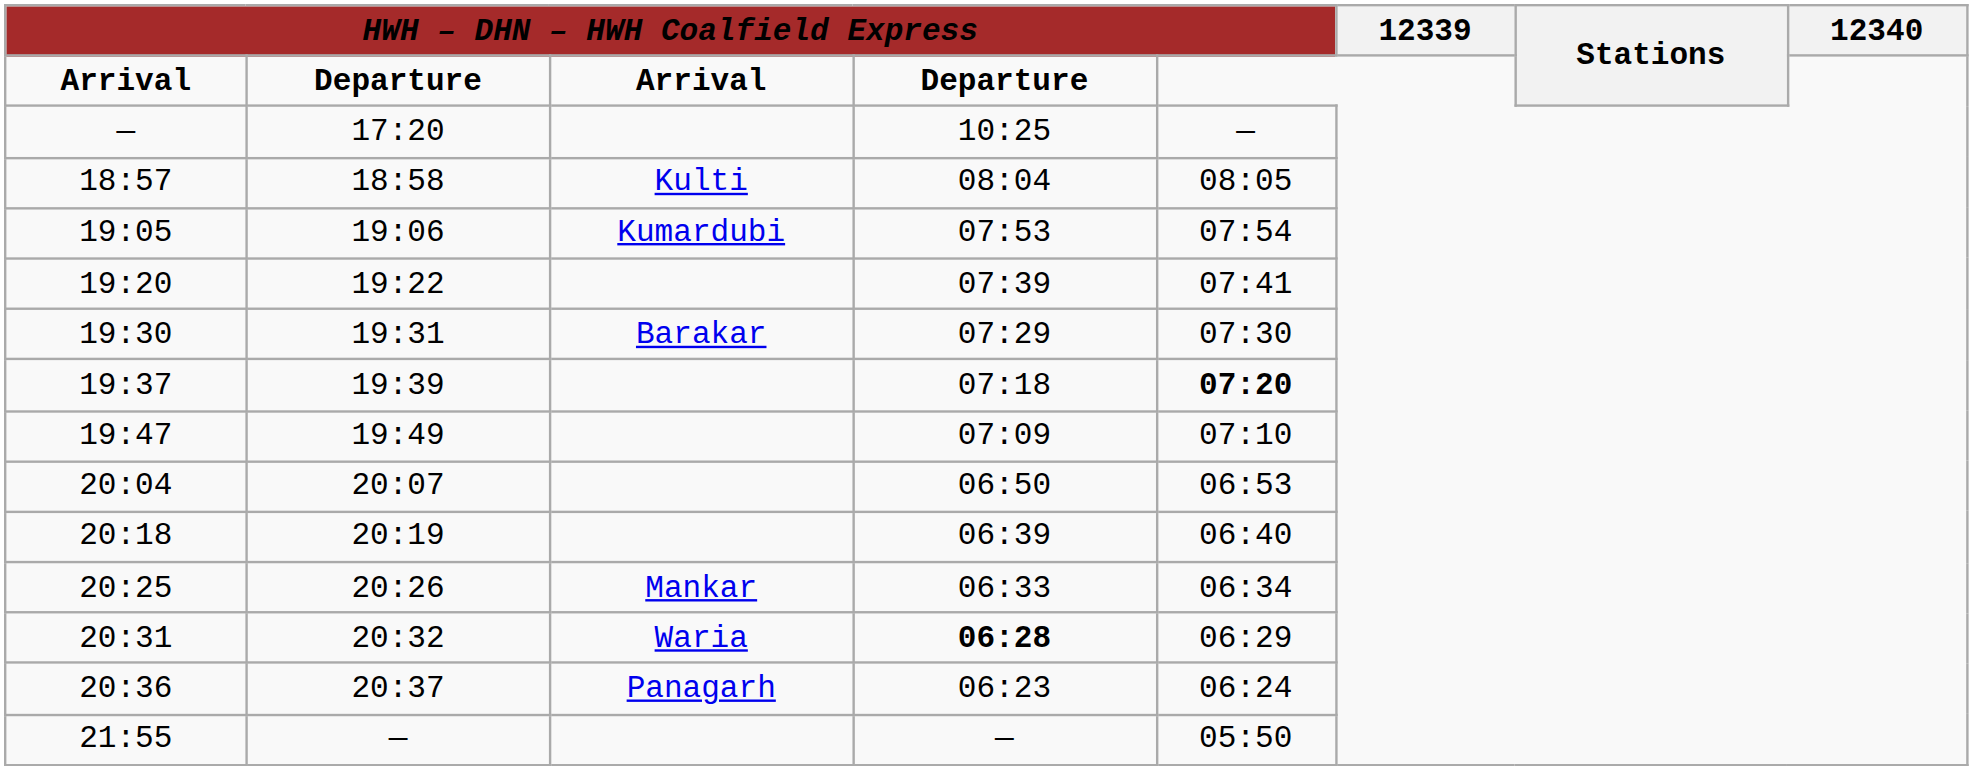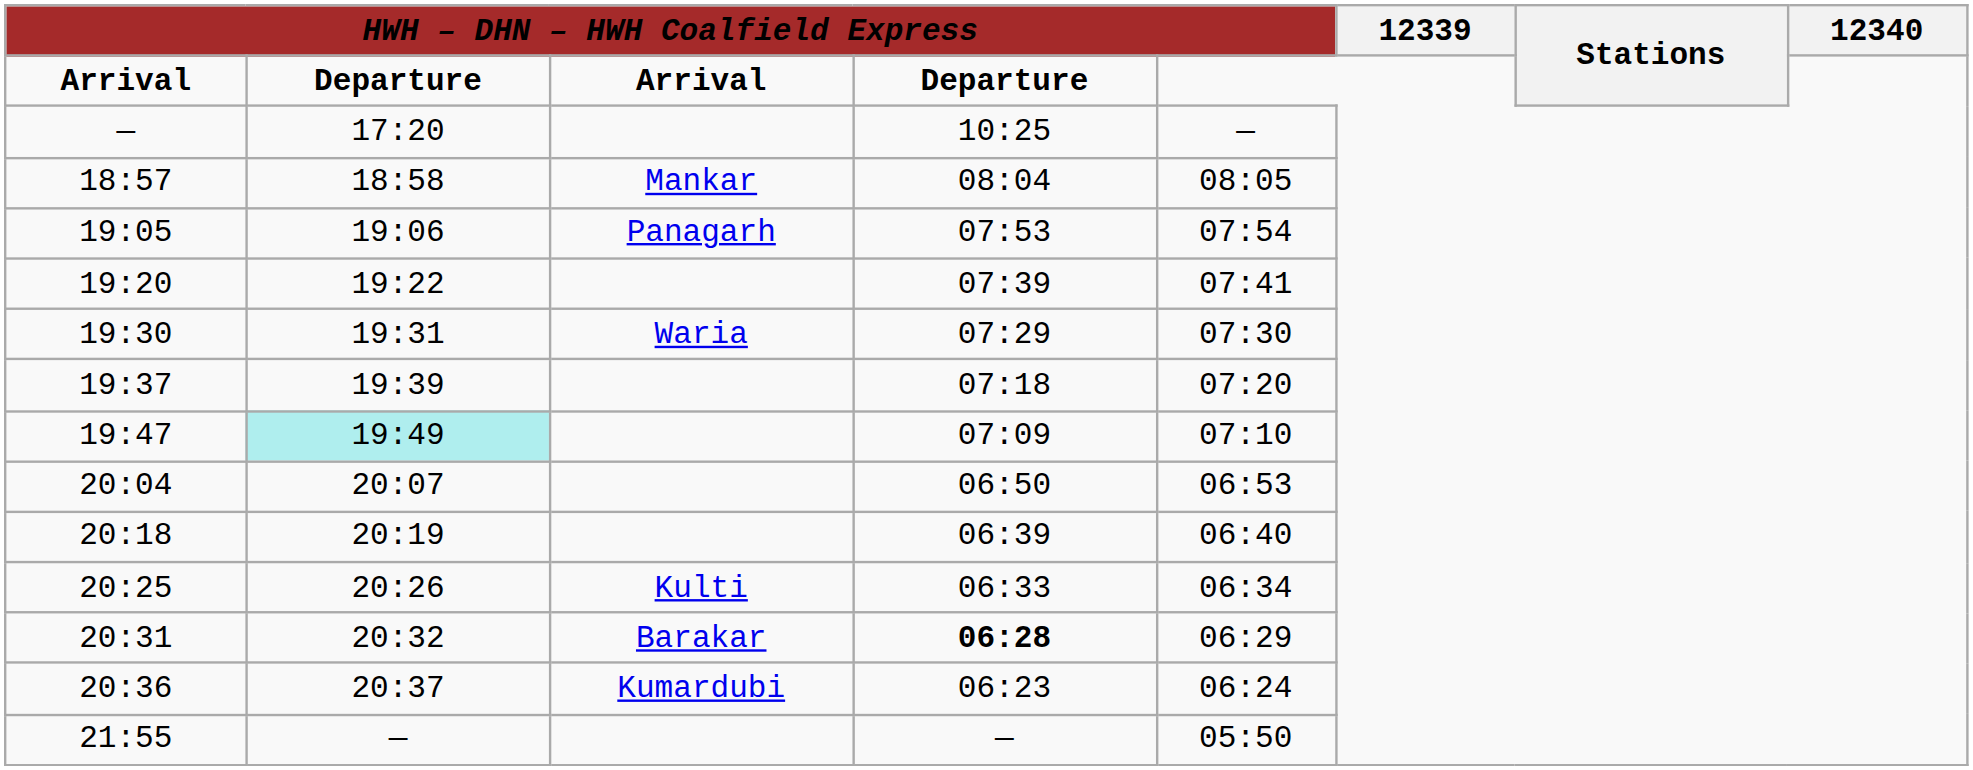(701, 182) Kulti -> (701, 182) Mankar
(701, 233) Kumardubi -> (701, 233) Panagarh
(701, 334) Barakar -> (701, 334) Waria
(1246, 385) bold -> (1246, 385) normal
(398, 436) no background -> (398, 436) paleturquoise background
(701, 588) Mankar -> (701, 588) Kulti
(701, 638) Waria -> (701, 638) Barakar
(701, 689) Panagarh -> (701, 689) Kumardubi
